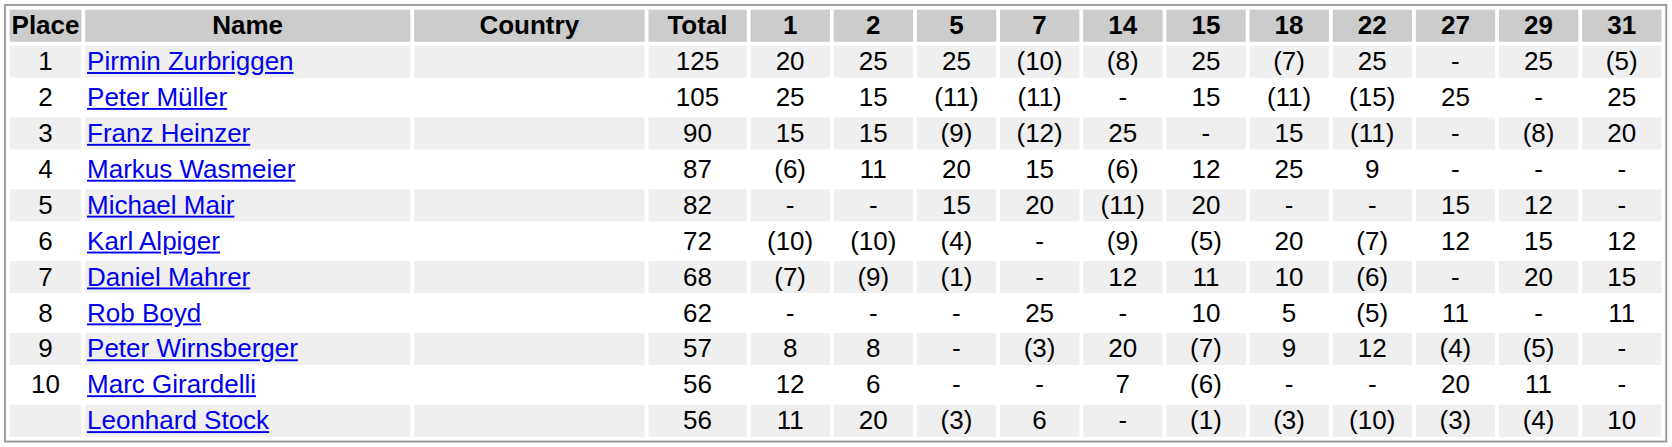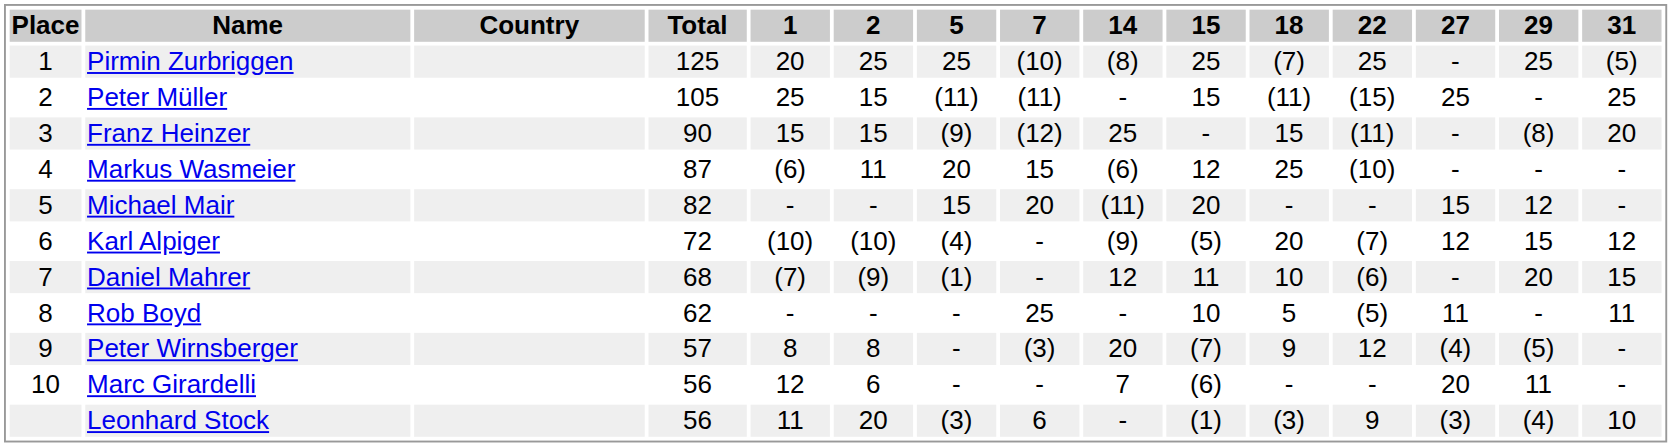(1372, 169) 9 -> (1372, 169) (10)
(1372, 421) (10) -> (1372, 421) 9
